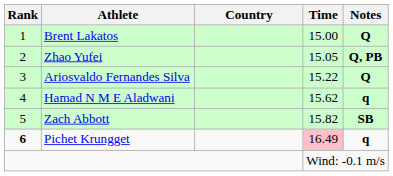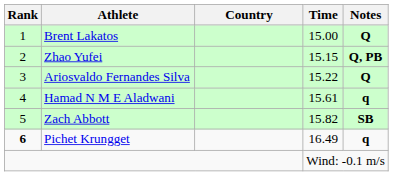(323, 56) 15.05 -> (323, 56) 15.15
(323, 98) 15.62 -> (323, 98) 15.61
(323, 139) pink background -> (323, 139) no background
